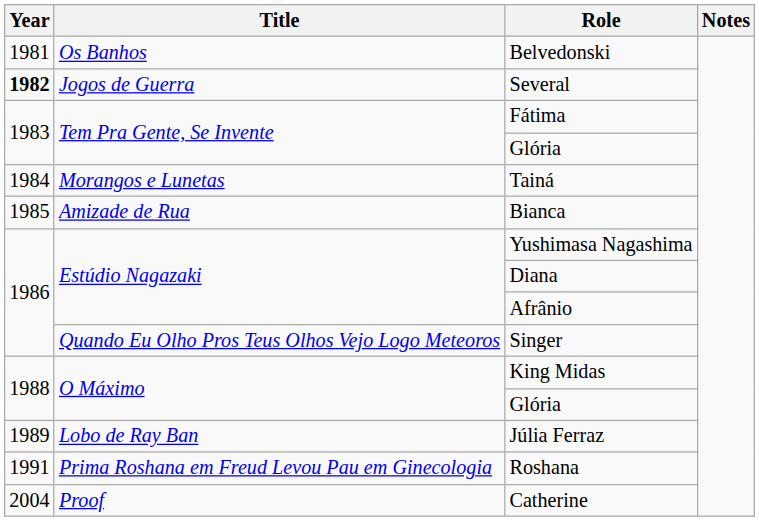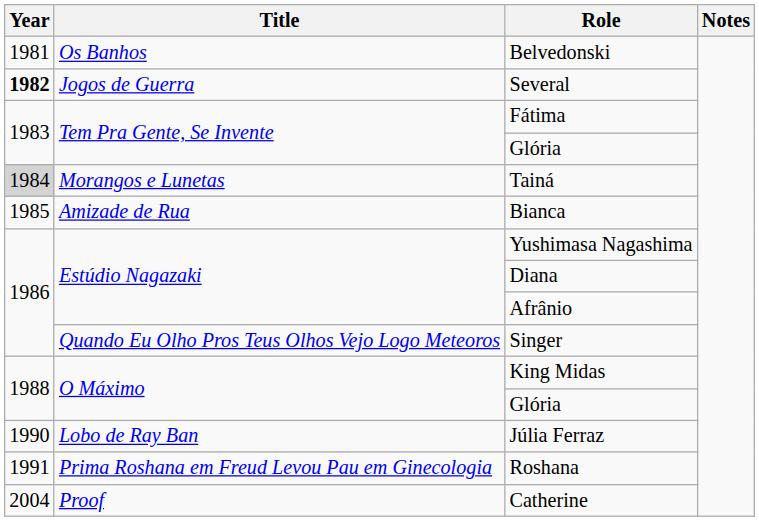(29, 180) no background -> (29, 180) lightgrey background
(29, 436) 1989 -> (29, 436) 1990
